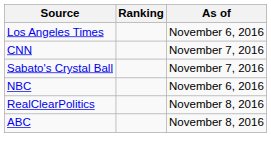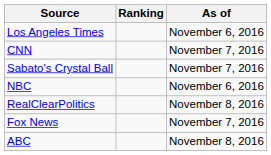+ row: (33, 123)
